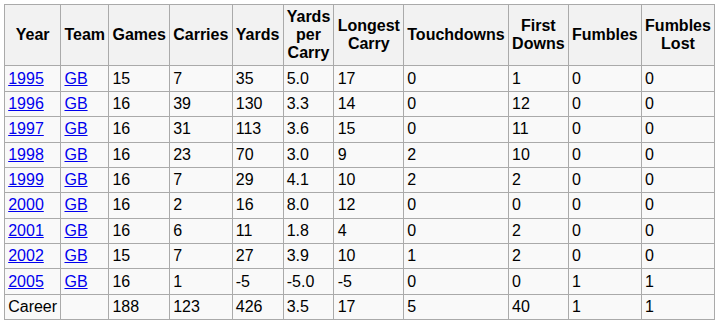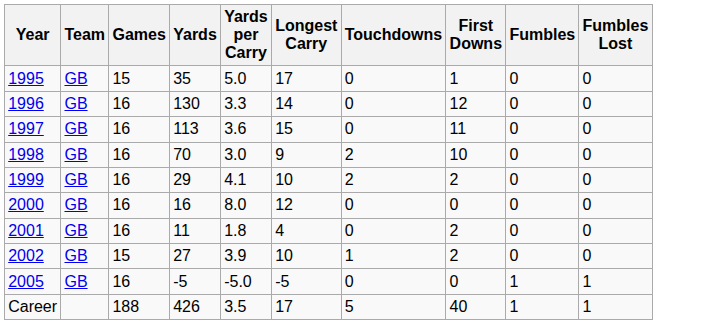- column: (201, 35)
